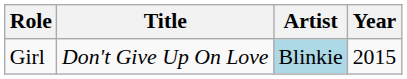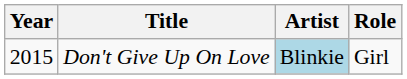columns swapped: (374, 21) <-> (31, 21)
